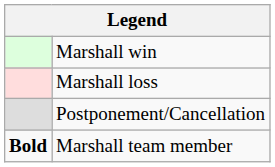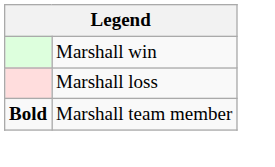- row: (161, 114)
